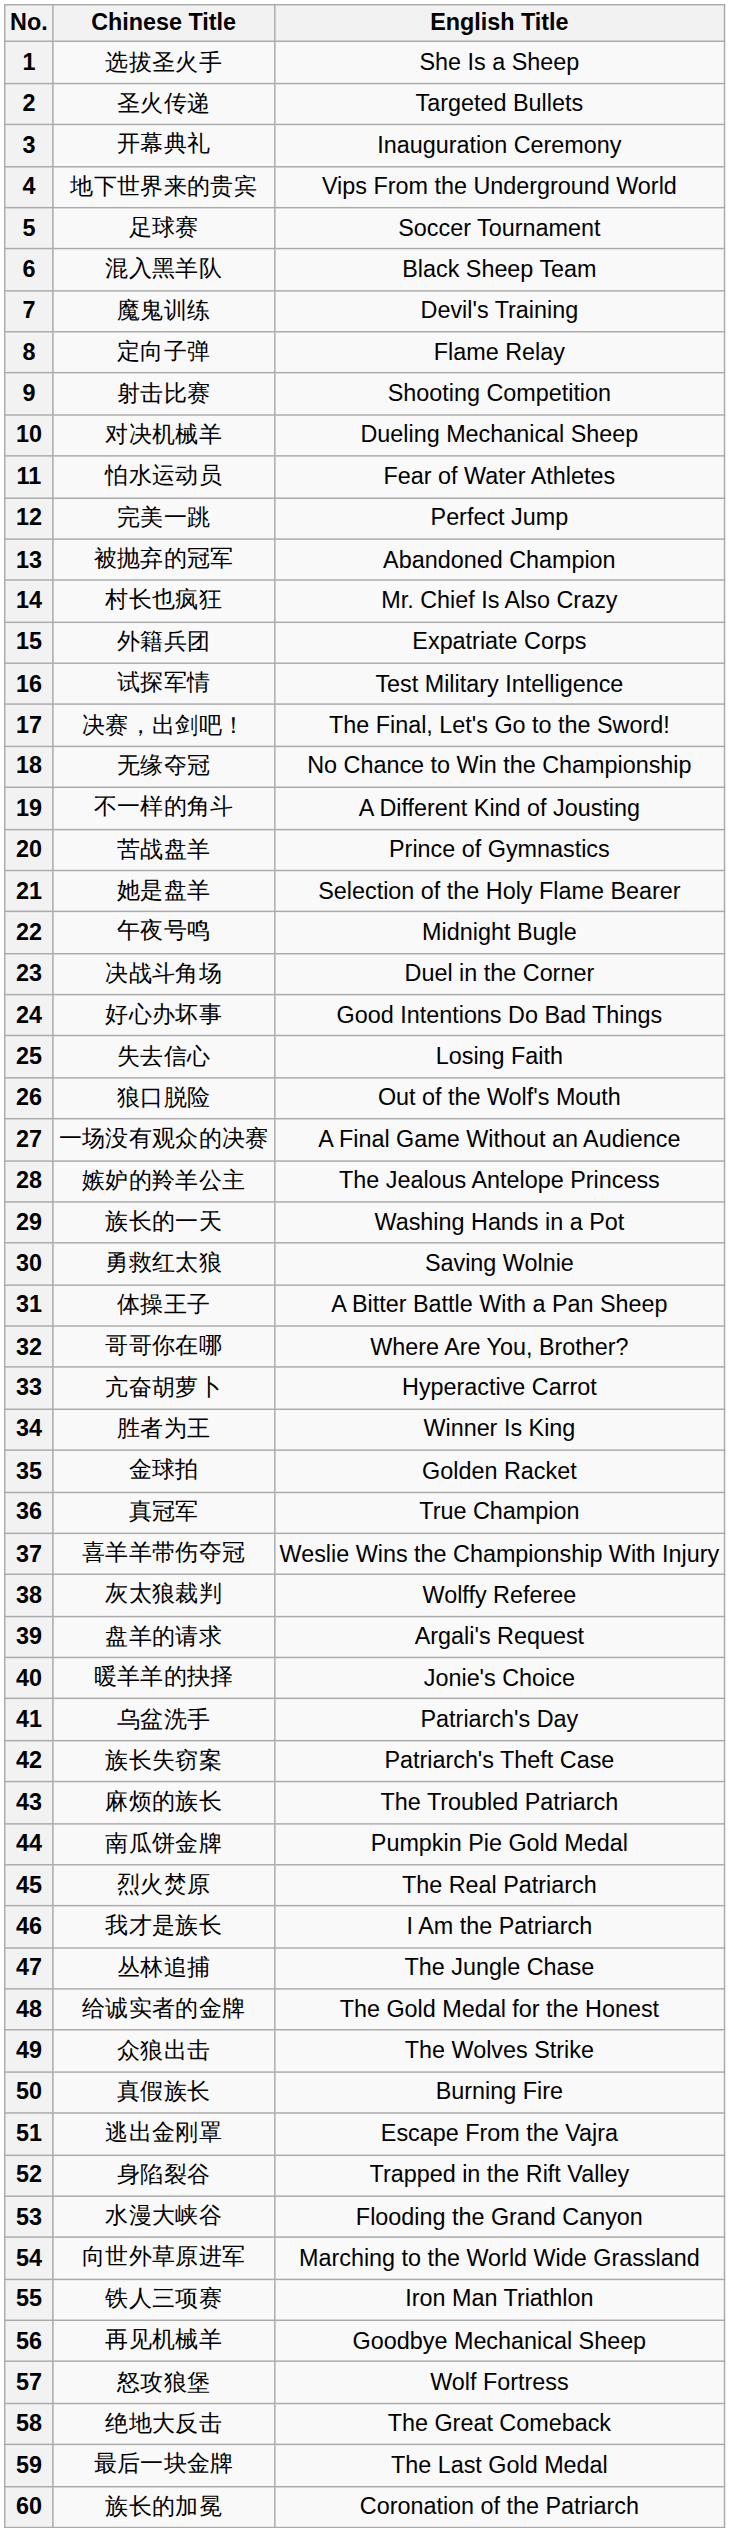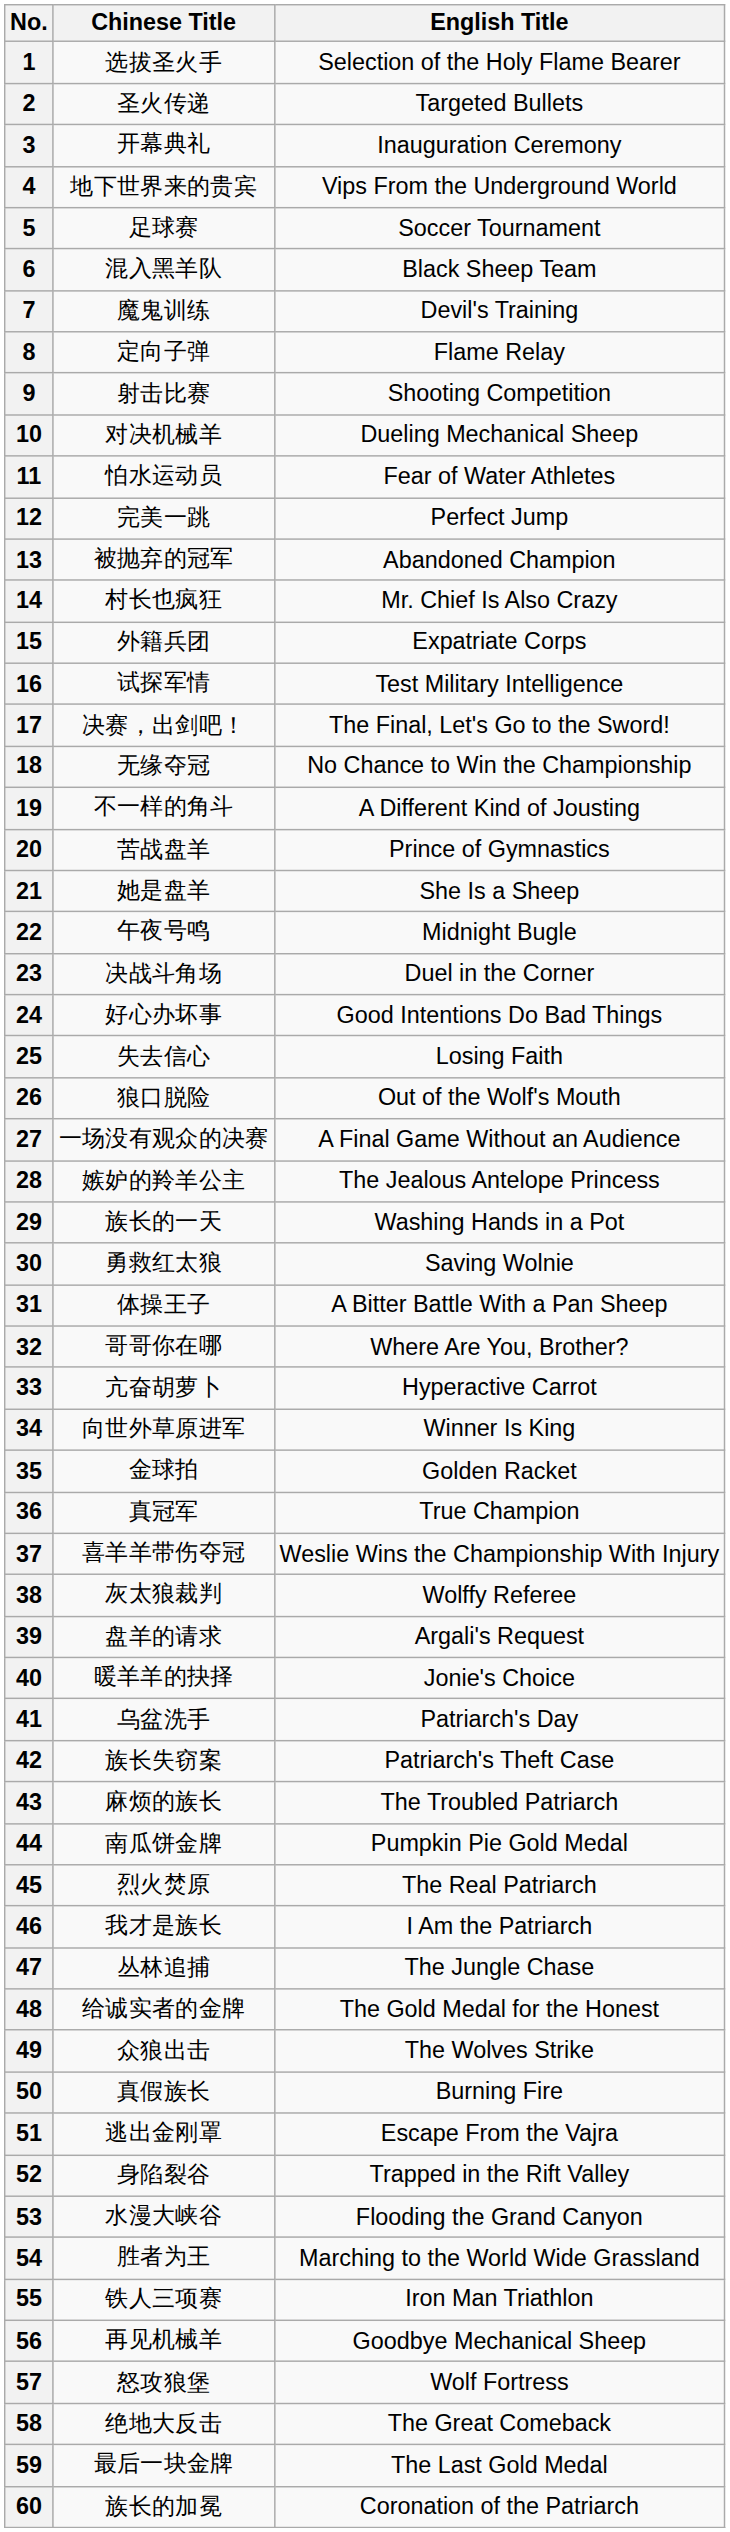(499, 62) She Is a Sheep -> (499, 62) Selection of the Holy Flame Bearer
(499, 890) Selection of the Holy Flame Bearer -> (499, 890) She Is a Sheep
(164, 1428) 胜者为王 -> (164, 1428) 向世外草原进军
(164, 2257) 向世外草原进军 -> (164, 2257) 胜者为王
